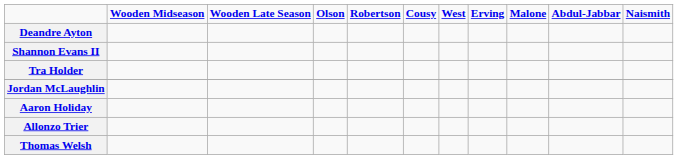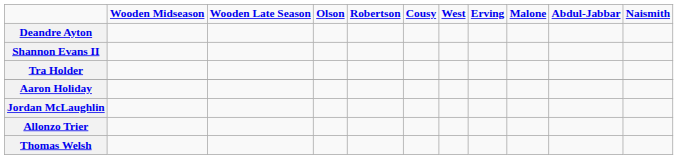rows swapped: (56, 108) <-> (56, 89)
